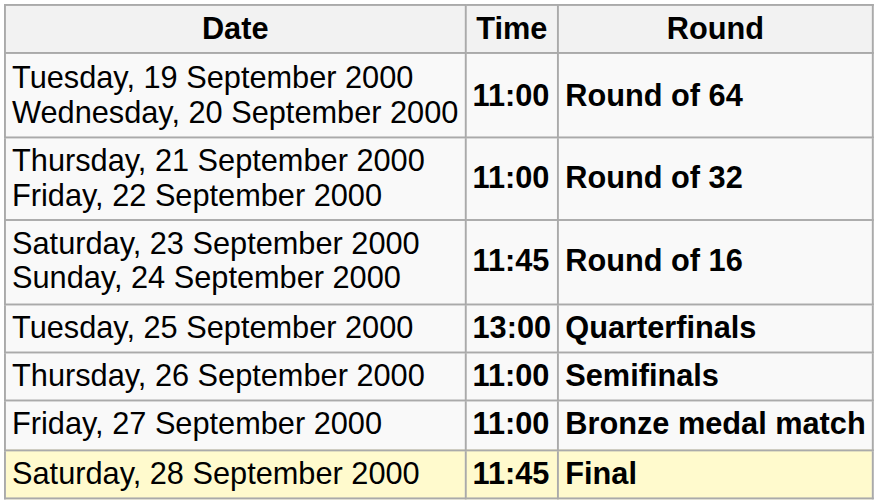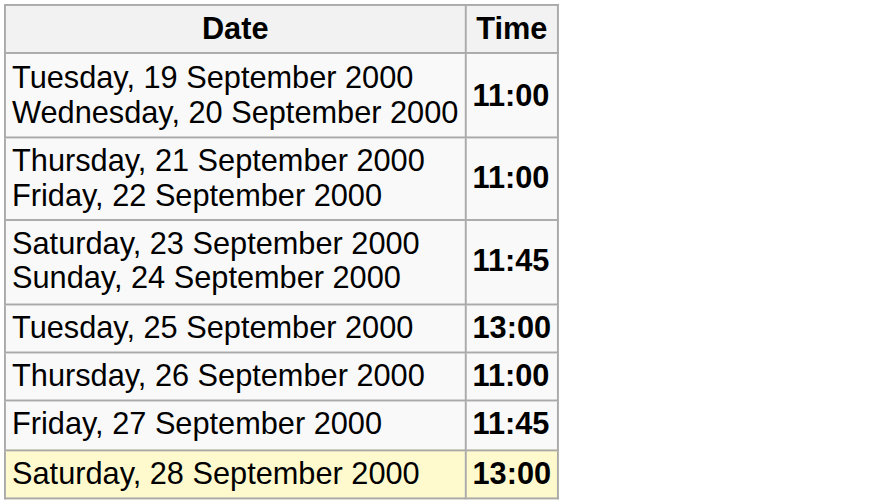- column: (715, 28)
(511, 424) 11:00 -> (511, 424) 11:45
(511, 473) 11:45 -> (512, 473) 13:00
